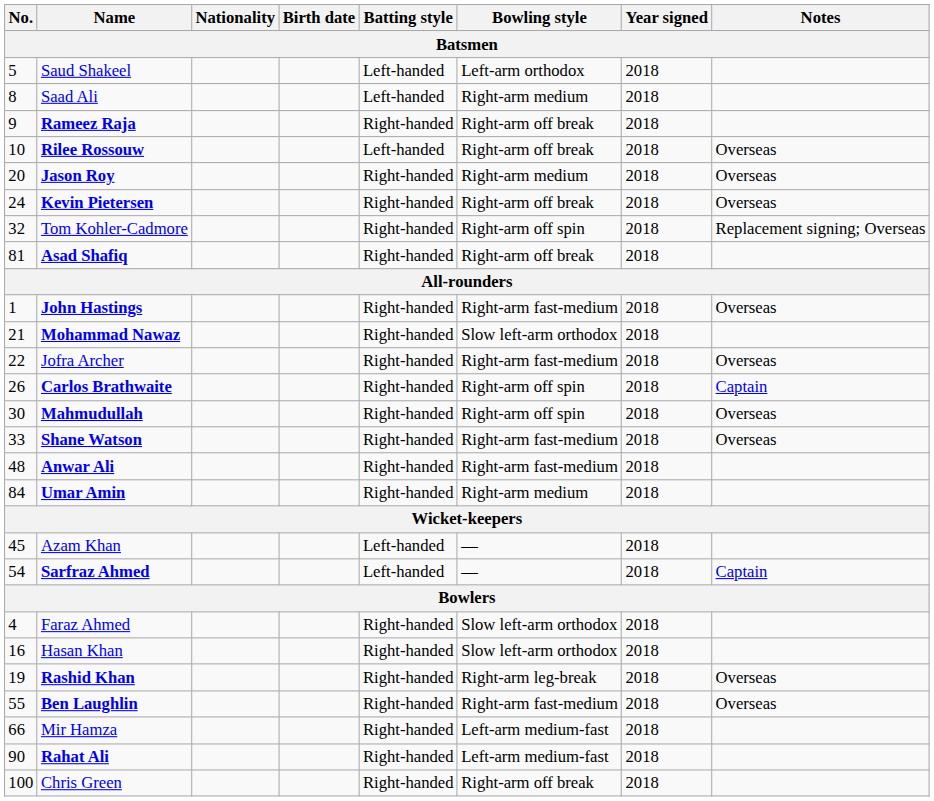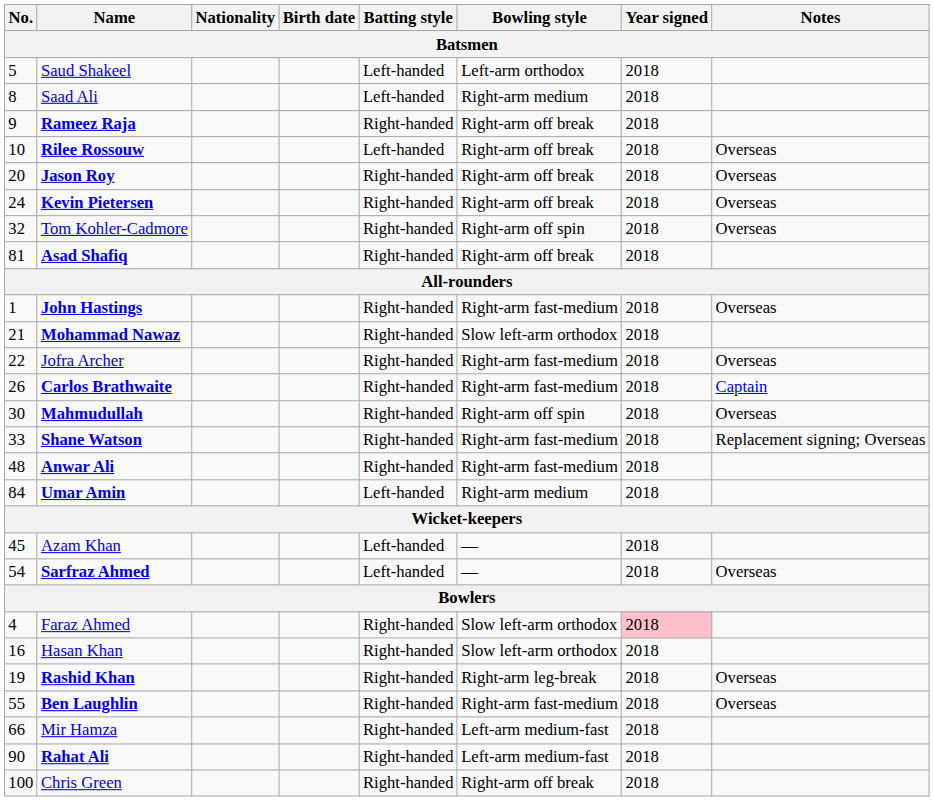(525, 176) Right-arm medium -> (528, 176) Right-arm off break
(820, 228) Replacement signing; Overseas -> (746, 228) Overseas
(523, 387) Right-arm off spin -> (539, 387) Right-arm fast-medium
(746, 439) Overseas -> (820, 439) Replacement signing; Overseas
(408, 492) Right-handed -> (404, 492) Left-handed
(741, 571) Captain -> (746, 571) Overseas
(642, 624) no background -> (642, 624) pink background
